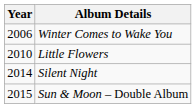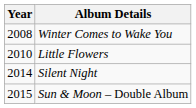(20, 34) 2006 -> (20, 34) 2008
